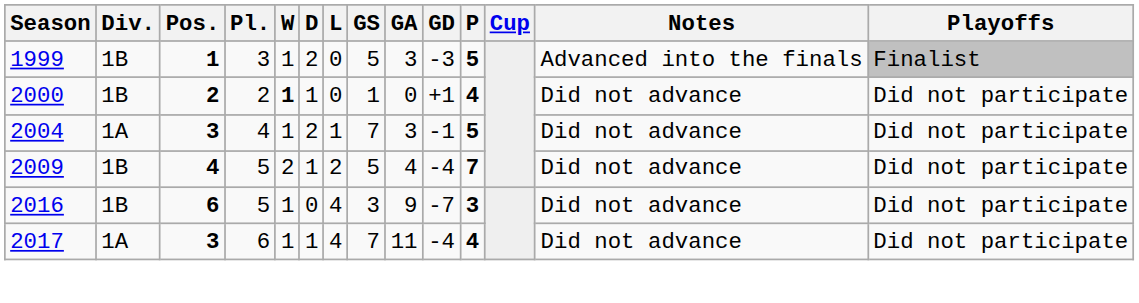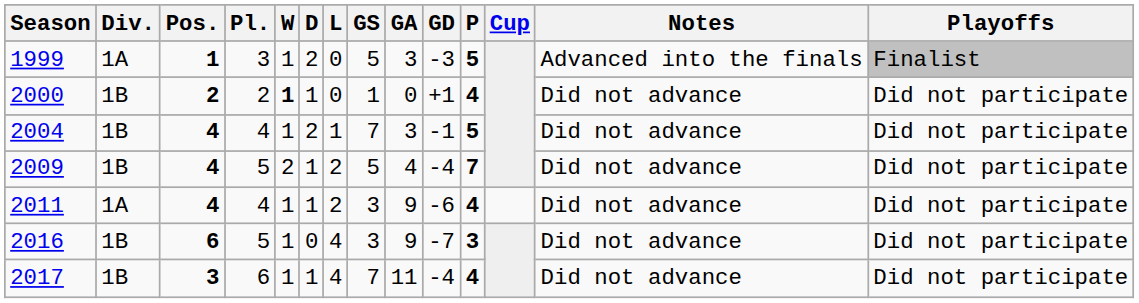(115, 60) 1B -> (115, 60) 1A
(115, 132) 1A -> (115, 132) 1B
(213, 132) 3 -> (213, 132) 4
+ row: (37, 205)
(115, 242) 1A -> (115, 278) 1B
